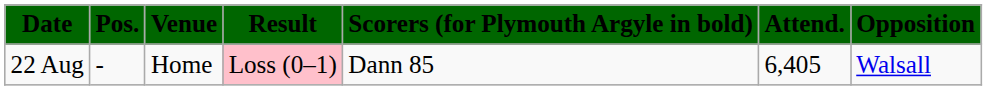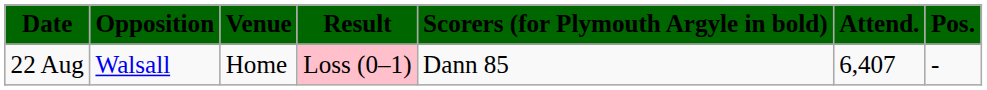columns swapped: (916, 24) <-> (117, 24)
(793, 64) 6,405 -> (867, 64) 6,407
